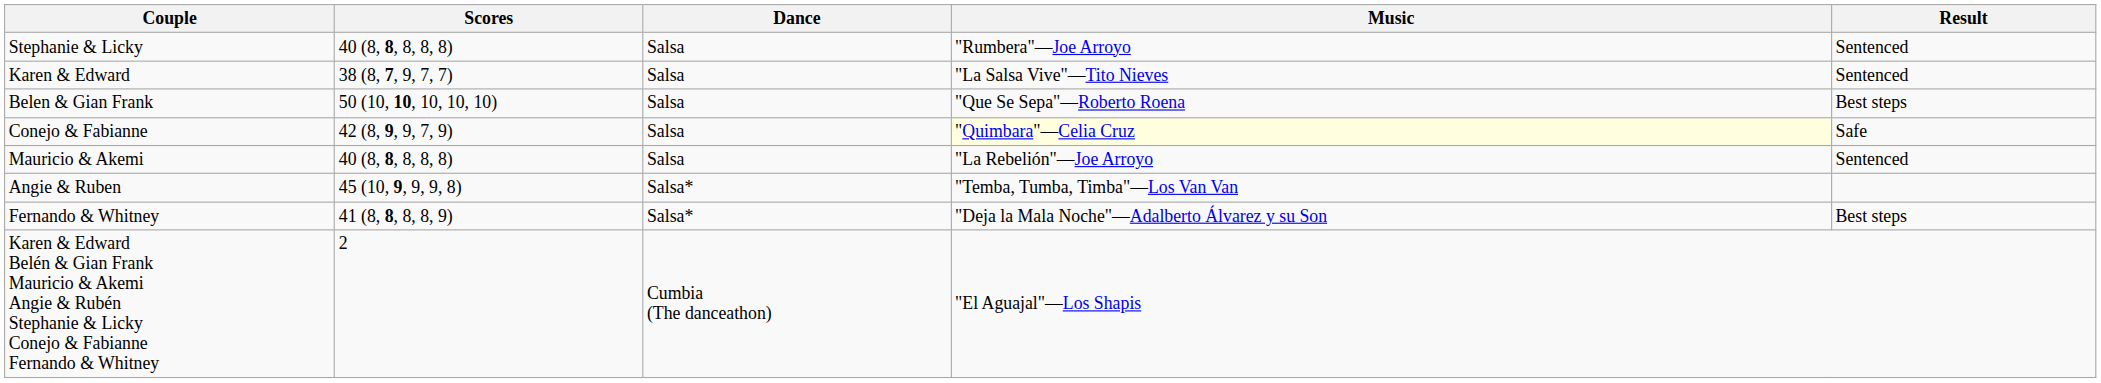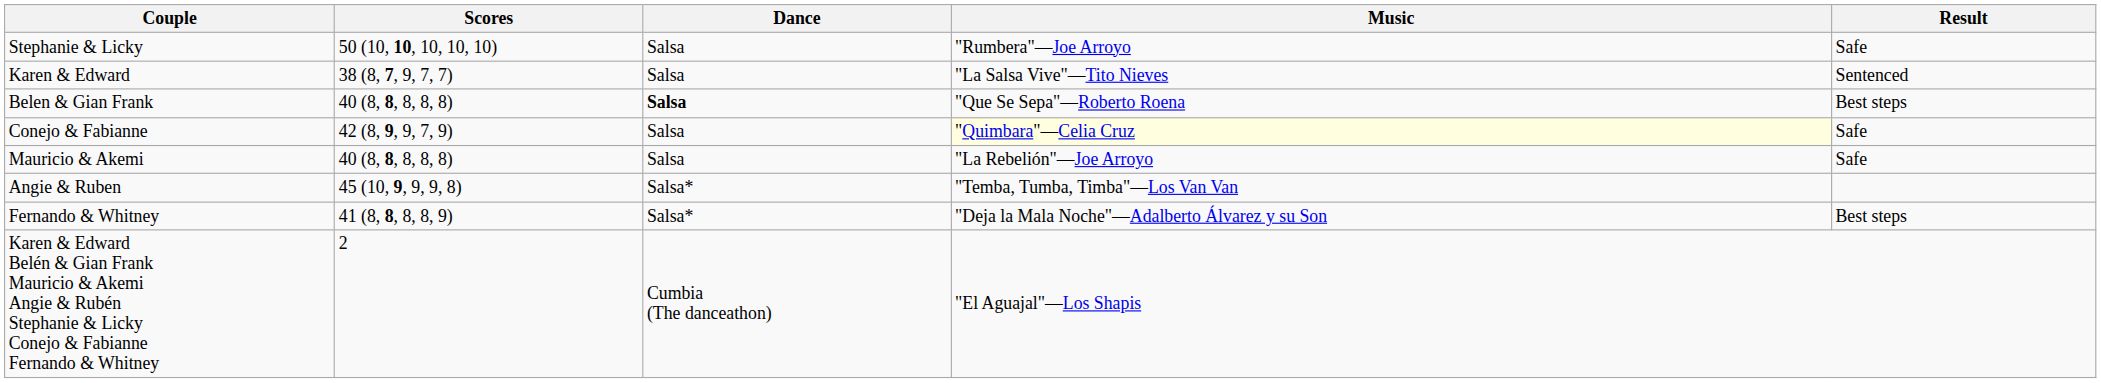(396, 46) 40 (8, 8, 8, 8, 8) -> (418, 46) 50 (10, 10, 10, 10, 10)
(1872, 46) Sentenced -> (1851, 46) Safe
(418, 103) 50 (10, 10, 10, 10, 10) -> (396, 103) 40 (8, 8, 8, 8, 8)
(666, 103) normal -> (667, 103) bold
(1872, 159) Sentenced -> (1851, 159) Safe
